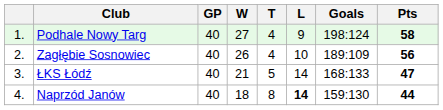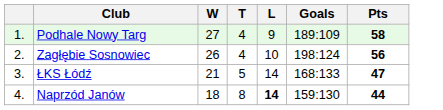- column: (213, 14)
(346, 34) 198:124 -> (317, 34) 189:109
(346, 54) 189:109 -> (317, 54) 198:124
